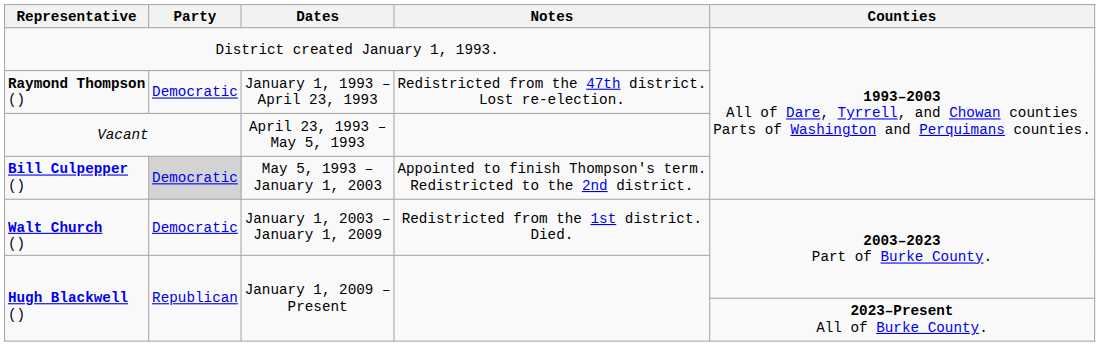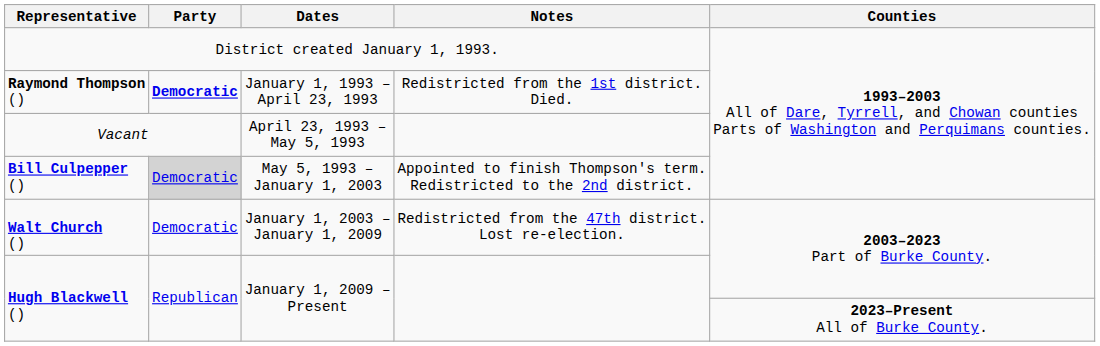(195, 92) normal -> (195, 92) bold
(552, 92) Redistricted from the 47th district. Lost re-election. -> (552, 92) Redistricted from the 1st district. Died.
(552, 228) Redistricted from the 1st district. Died. -> (552, 228) Redistricted from the 47th district. Lost re-election.
